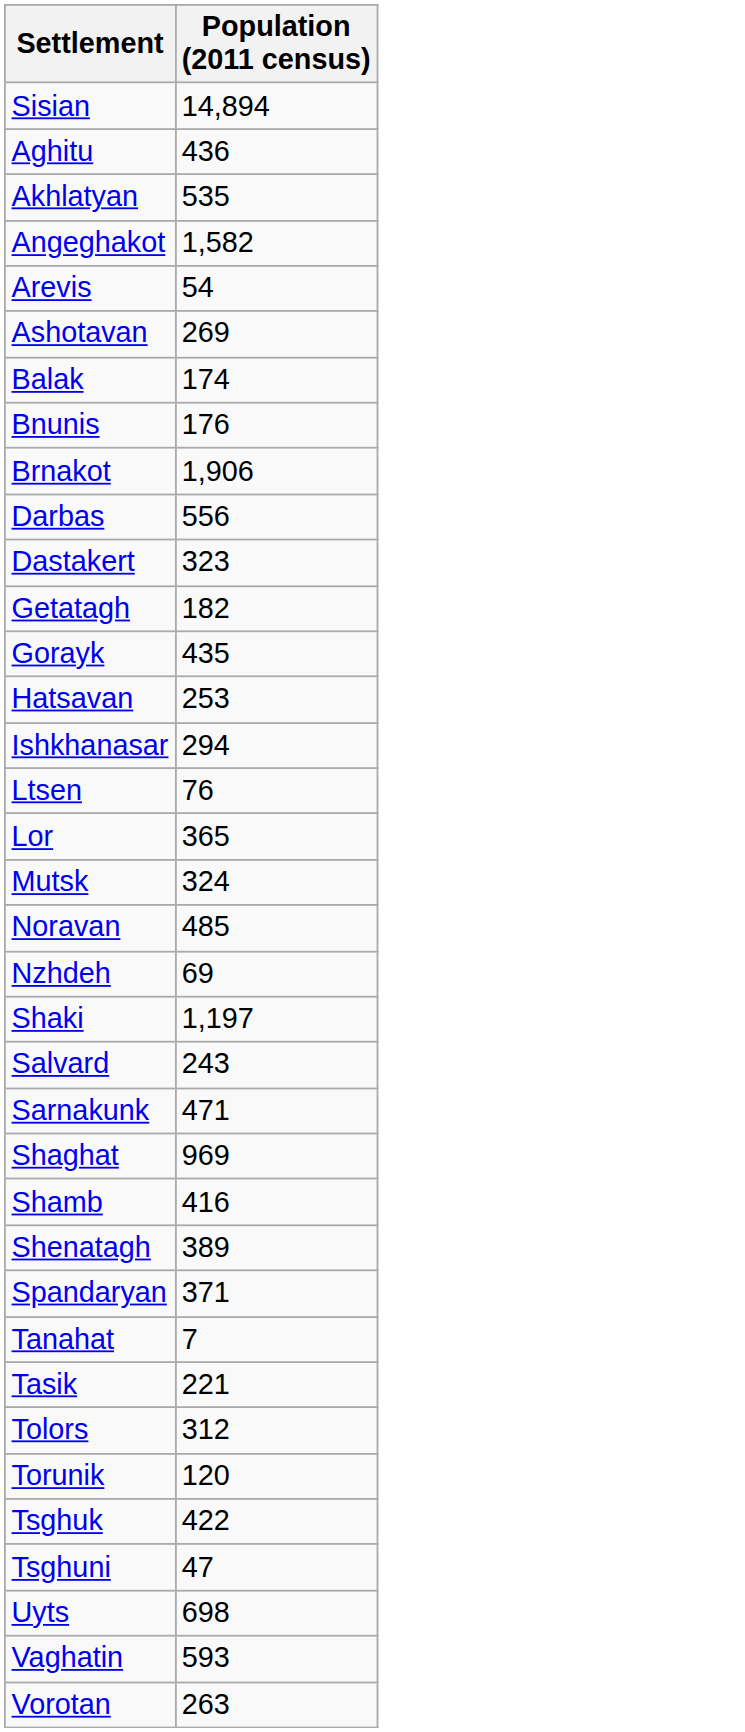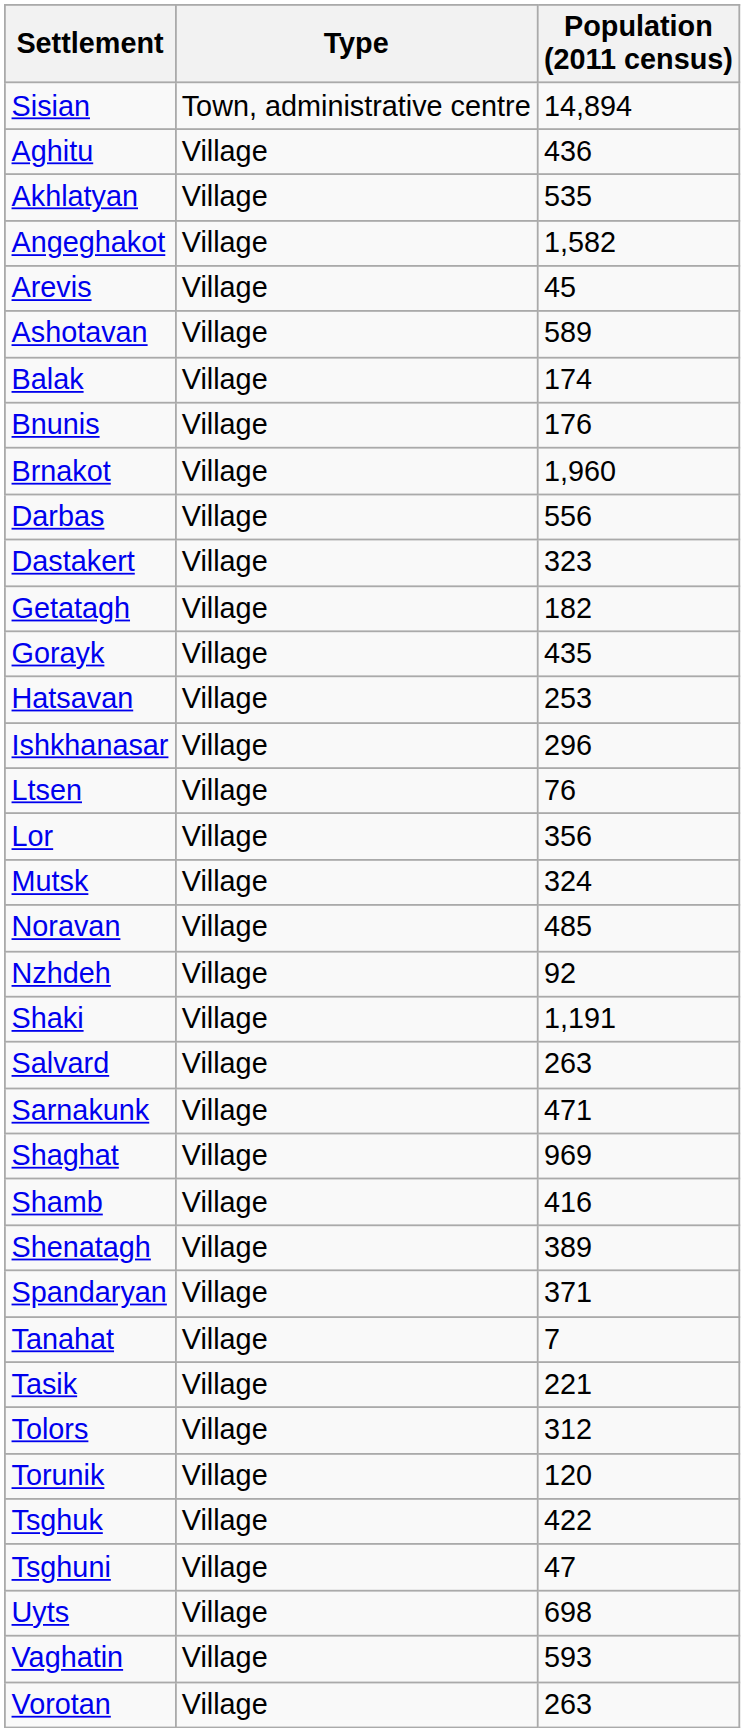+ column: (356, 43)
(198, 288) 54 -> (560, 288) 45
(206, 333) 269 -> (568, 333) 589
(218, 470) 1,906 -> (580, 470) 1,960
(206, 744) 294 -> (568, 744) 296
(206, 836) 365 -> (568, 836) 356
(198, 973) 69 -> (560, 973) 92
(218, 1018) 1,197 -> (580, 1018) 1,191
(206, 1064) 243 -> (568, 1064) 263
